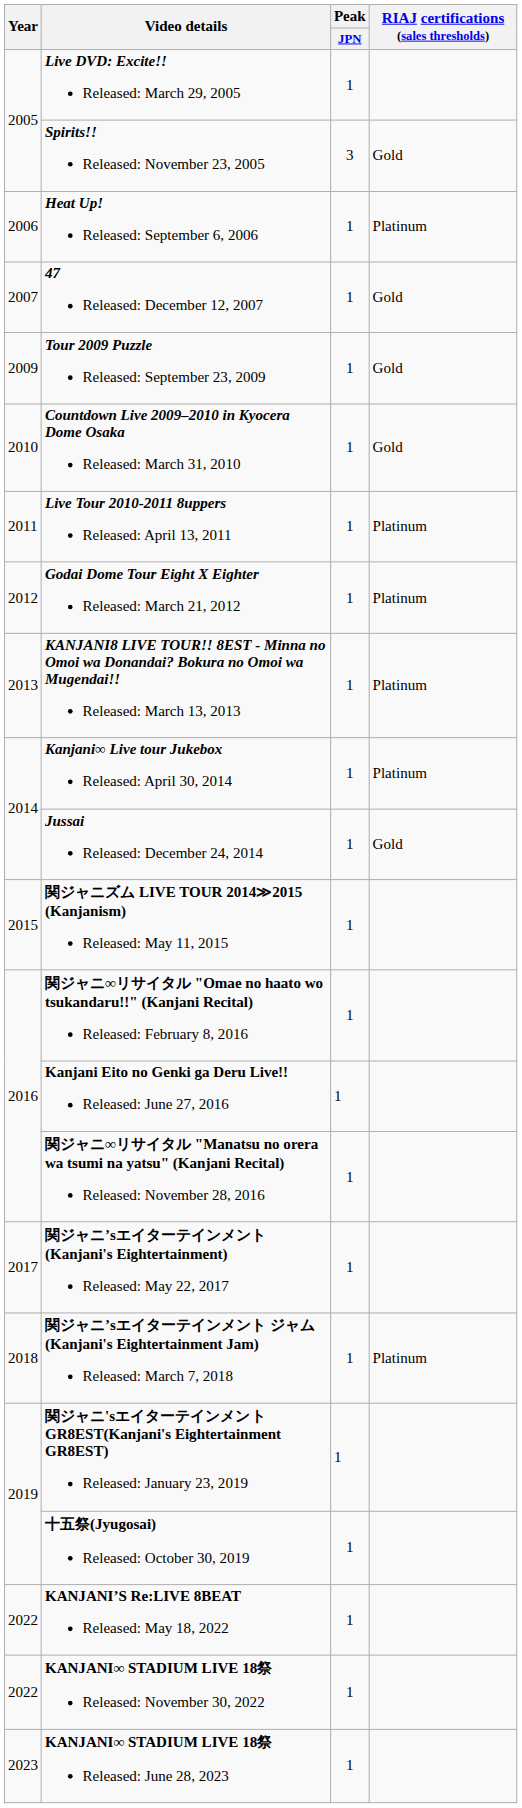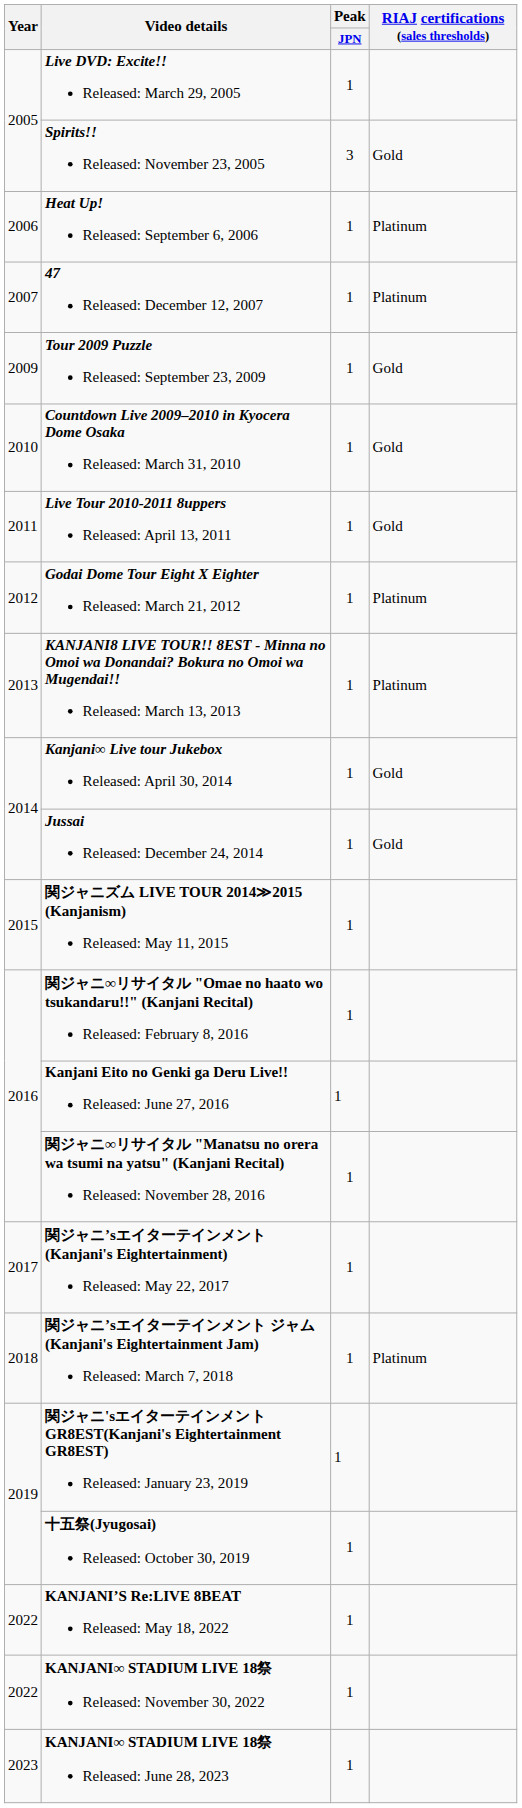(388, 297) Gold -> (400, 297) Platinum
(400, 526) Platinum -> (388, 526) Gold
(400, 773) Platinum -> (388, 773) Gold
